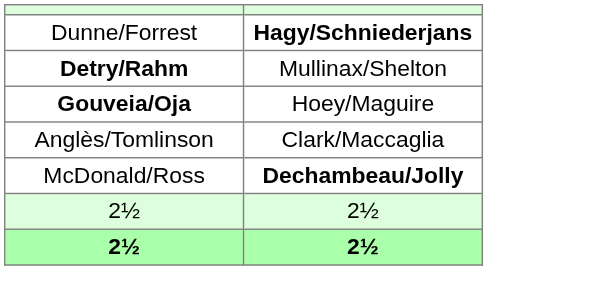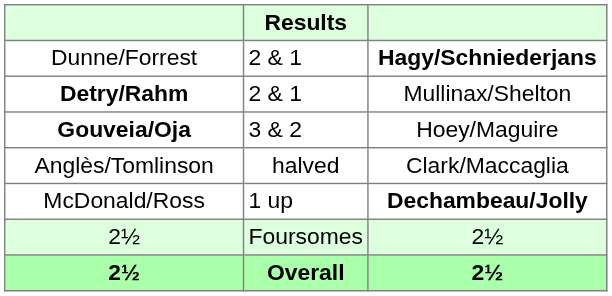+ column: (306, 22)
